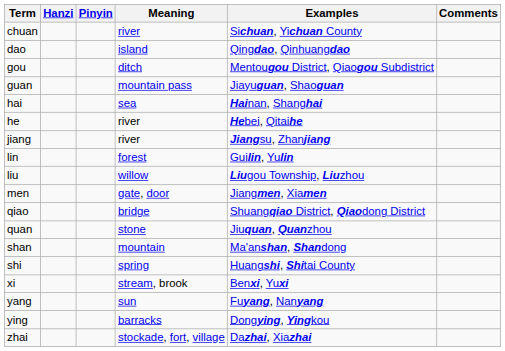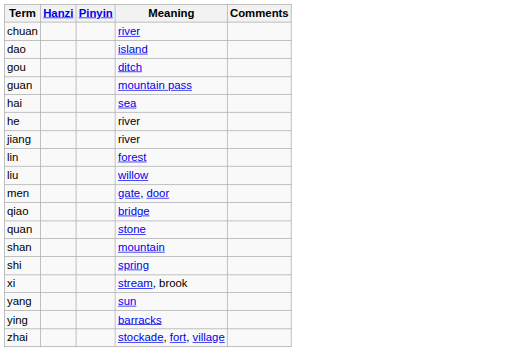- column: (332, 13)
